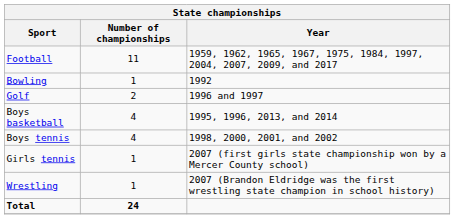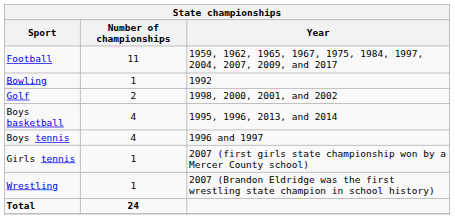(226, 96) 1996 and 1997 -> (263, 96) 1998, 2000, 2001, and 2002
(263, 138) 1998, 2000, 2001, and 2002 -> (226, 138) 1996 and 1997
